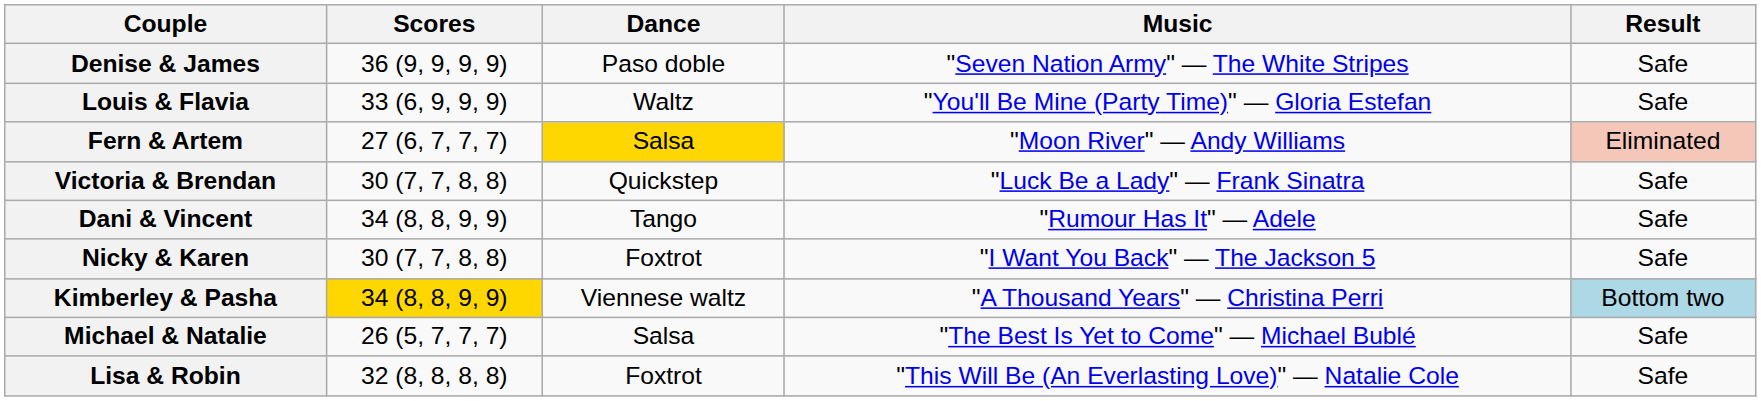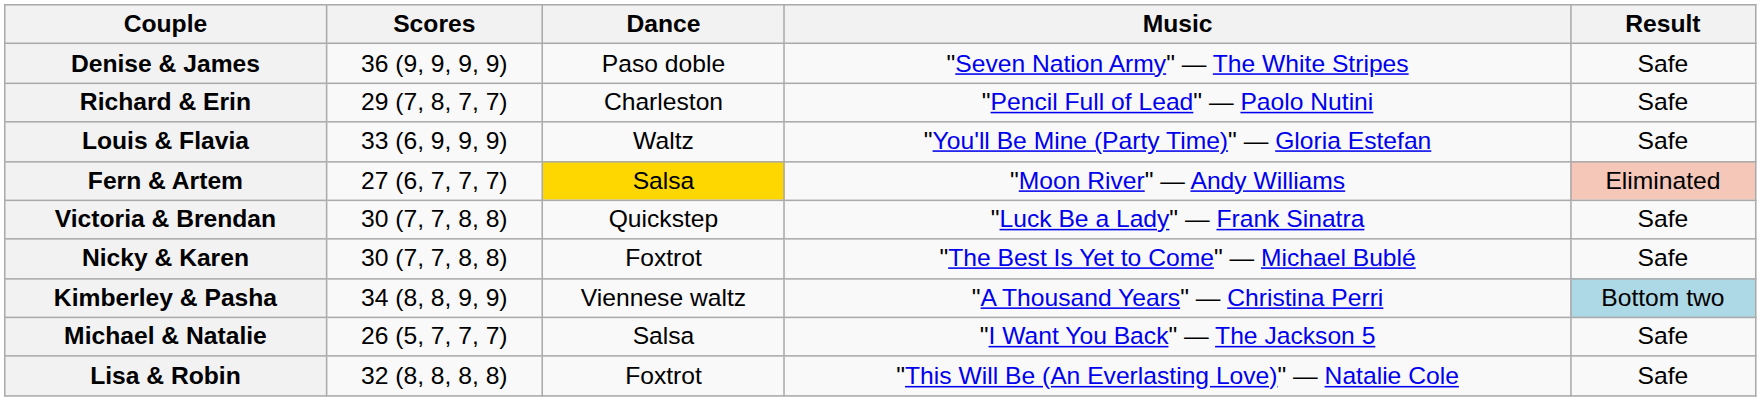+ row: (165, 102)
- row: (165, 219)
(1178, 258) "I Want You Back" — The Jackson 5 -> (1178, 258) "The Best Is Yet to Come" — Michael Bublé
(434, 297) gold background -> (434, 297) no background
(1178, 336) "The Best Is Yet to Come" — Michael Bublé -> (1178, 336) "I Want You Back" — The Jackson 5
